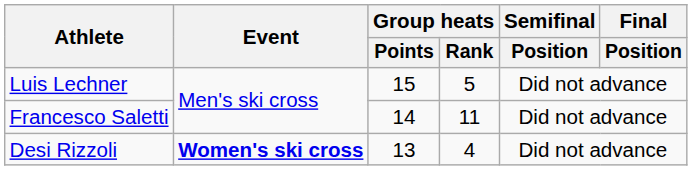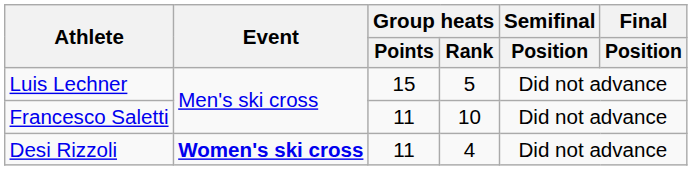(404, 117) 14 -> (404, 117) 11
(469, 117) 11 -> (469, 117) 10
(404, 150) 13 -> (404, 150) 11
